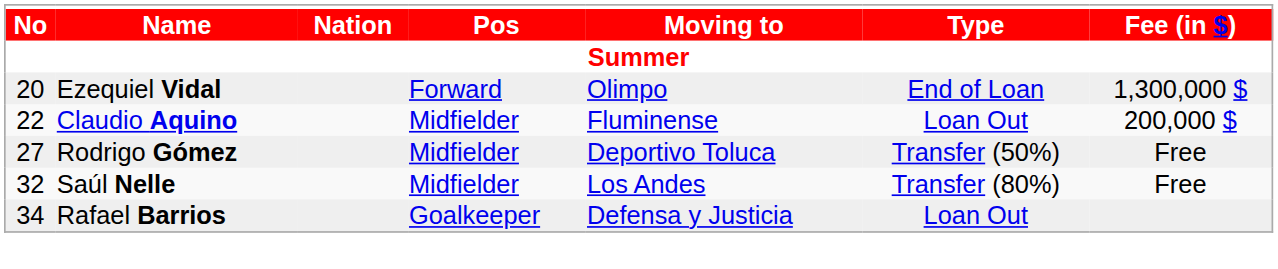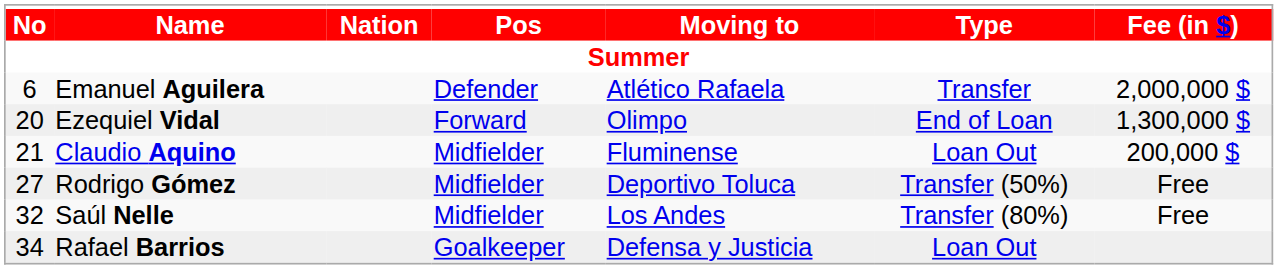+ row: (160, 88)
(30, 120) 22 -> (30, 152) 21
